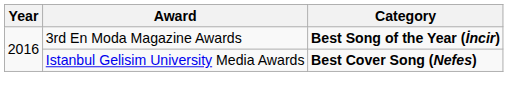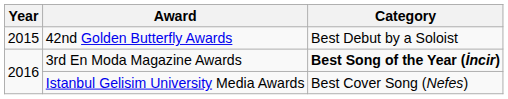+ row: (139, 38)
(394, 61) bold -> (390, 83) normal
